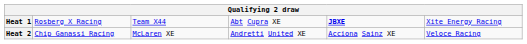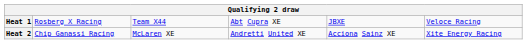(337, 22) bold -> (337, 22) normal
(464, 22) Xite Energy Racing -> (453, 22) Veloce Racing
(453, 33) Veloce Racing -> (464, 33) Xite Energy Racing
